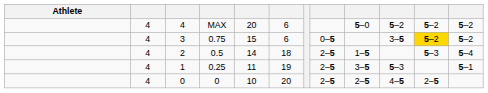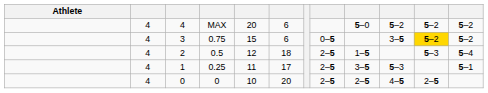(252, 53) 14 -> (252, 53) 12
(286, 67) 19 -> (286, 67) 17
